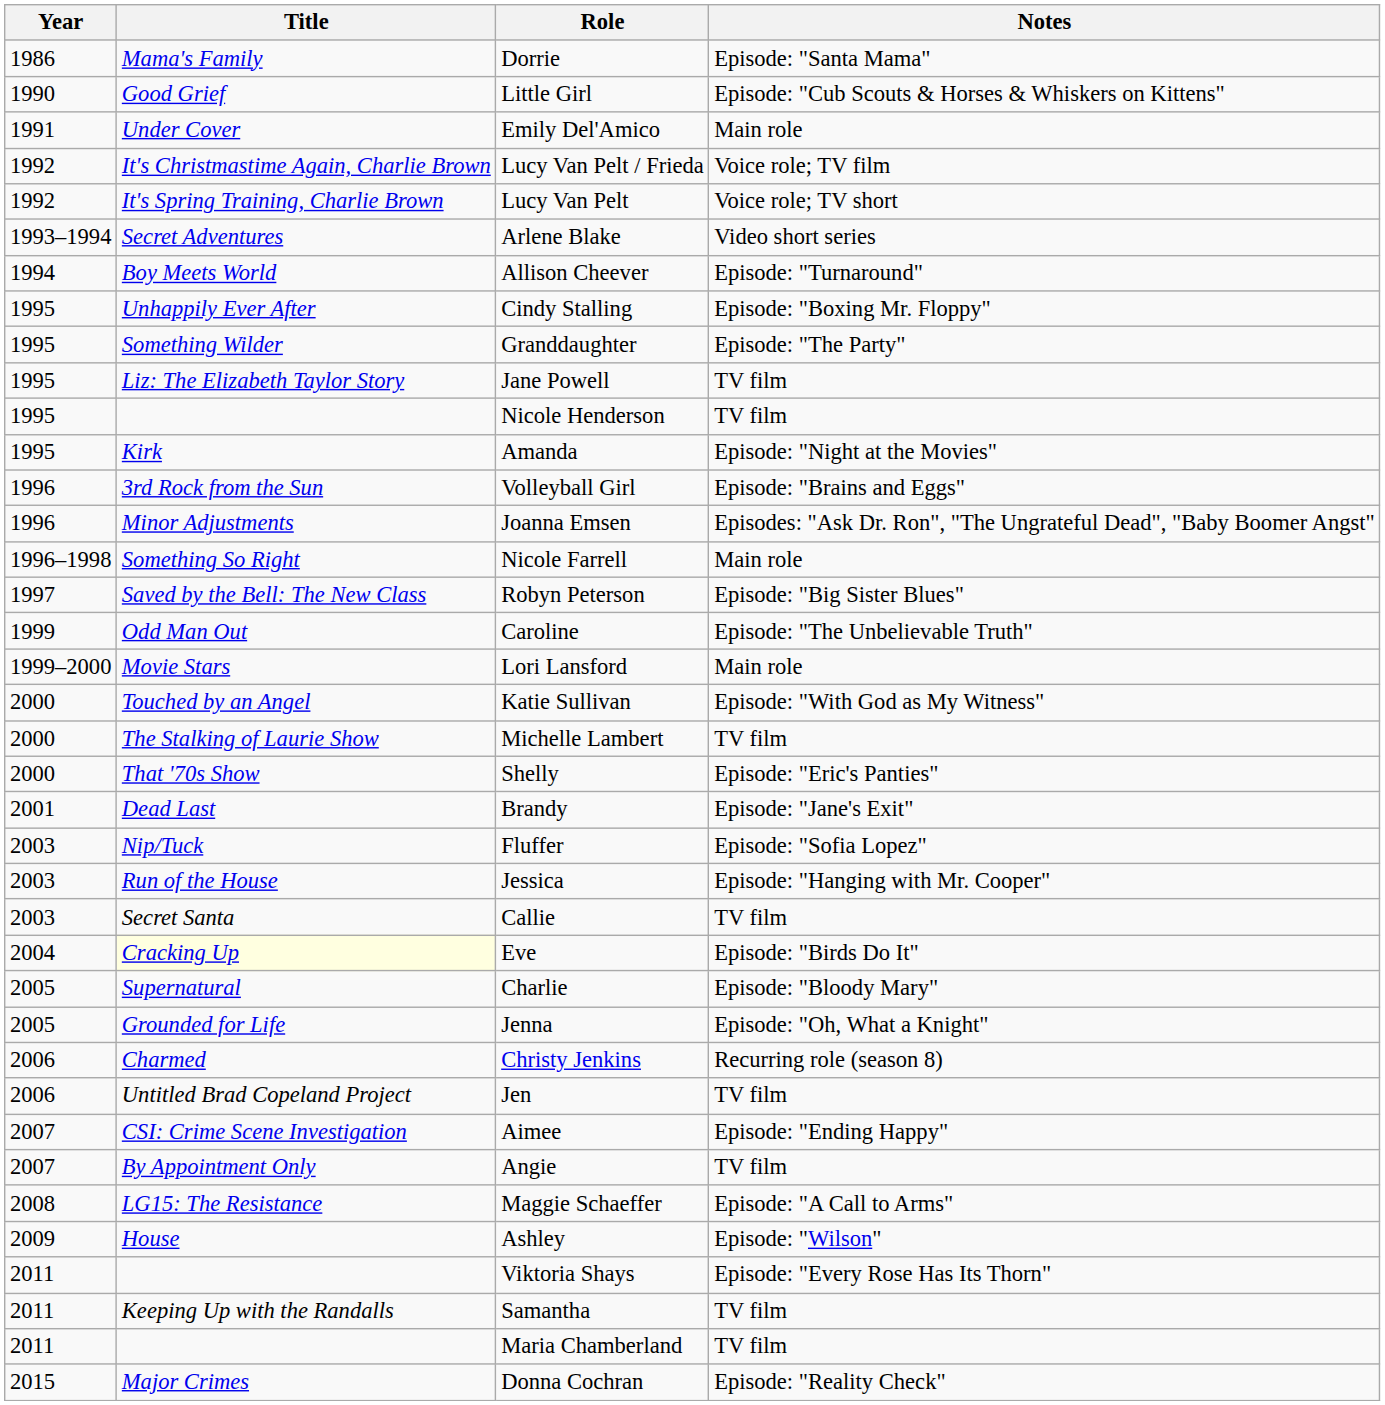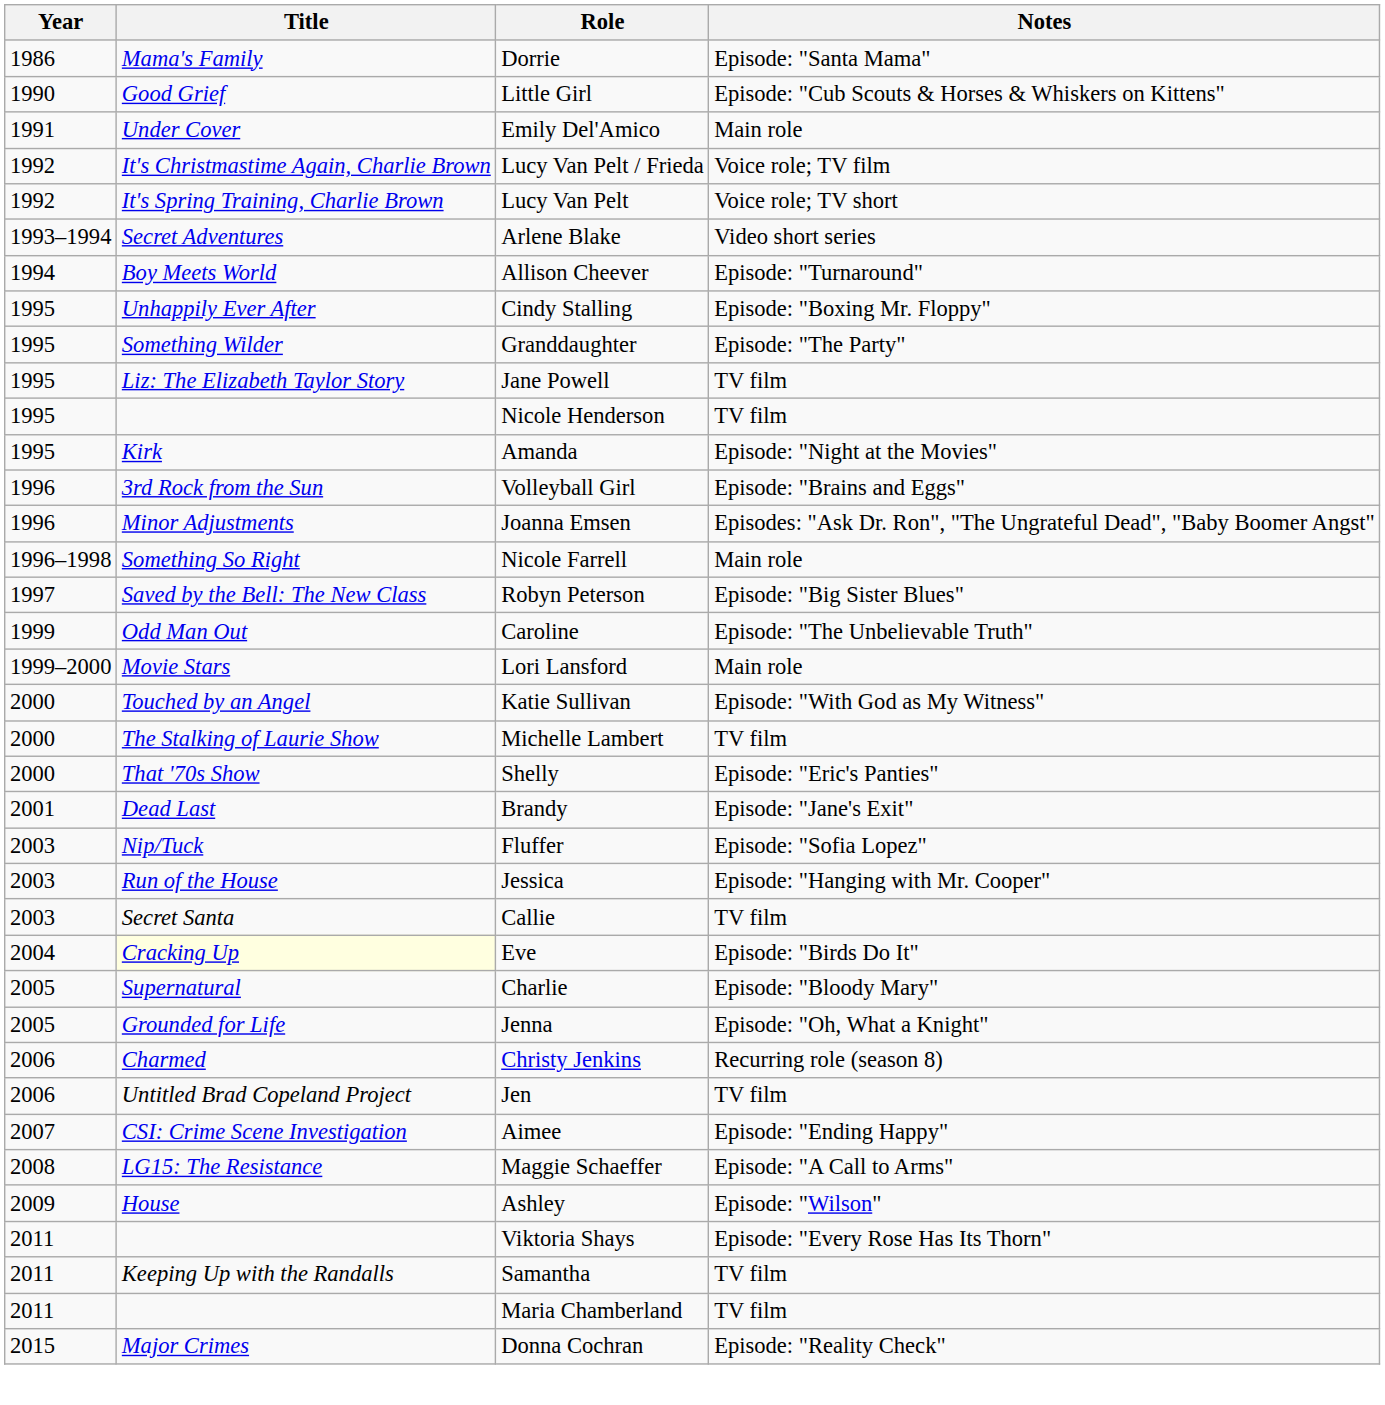- row: (529, 1167)
